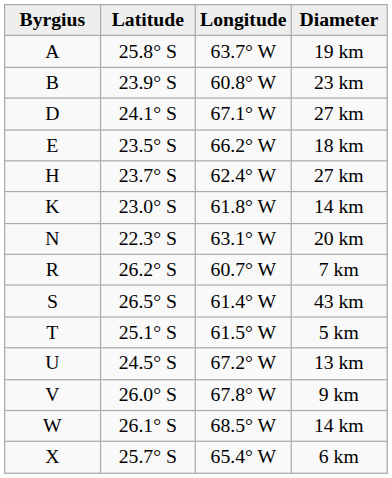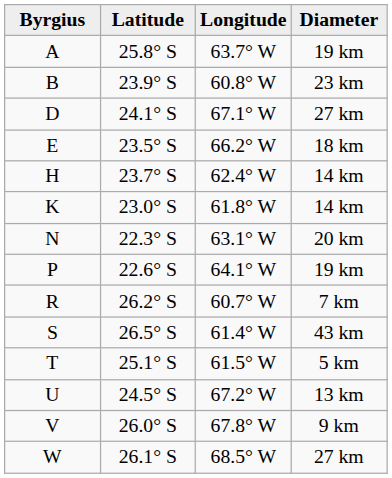(339, 176) 27 km -> (339, 176) 14 km
+ row: (52, 269)
(339, 425) 14 km -> (339, 457) 27 km
- row: (52, 457)
